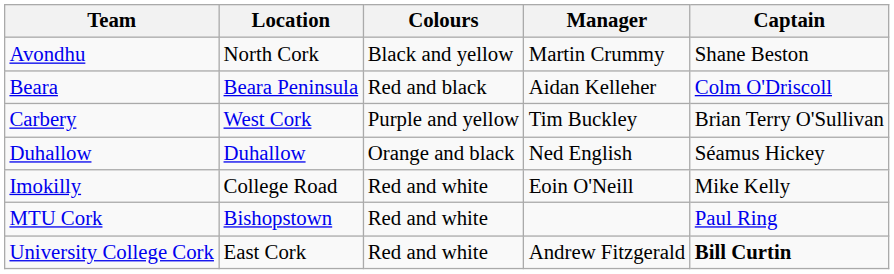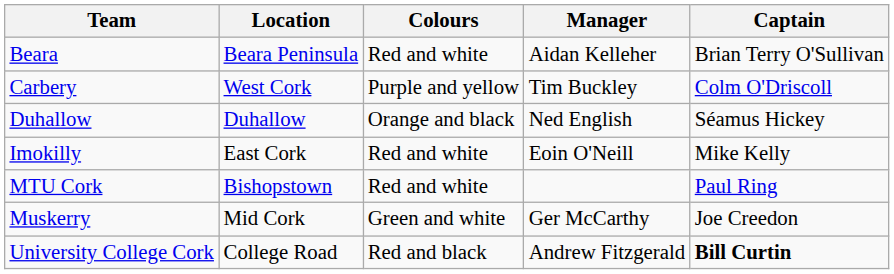- row: (47, 53)
(427, 86) Red and black -> (428, 53) Red and white
(763, 86) Colm O'Driscoll -> (789, 53) Brian Terry O'Sullivan
(789, 119) Brian Terry O'Sullivan -> (763, 86) Colm O'Driscoll
(280, 185) College Road -> (265, 152) East Cork
+ row: (50, 218)
(265, 251) East Cork -> (280, 251) College Road
(428, 251) Red and white -> (427, 251) Red and black
